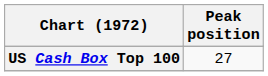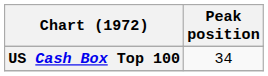(224, 59) 27 -> (224, 59) 34
